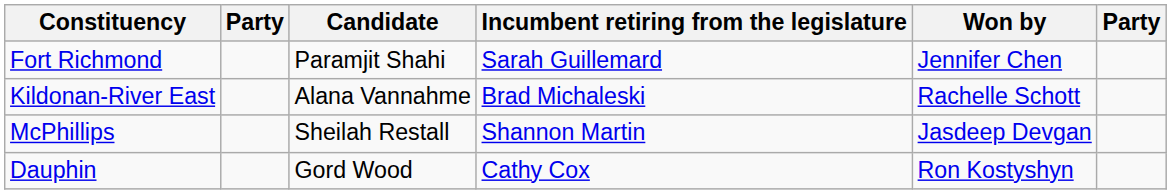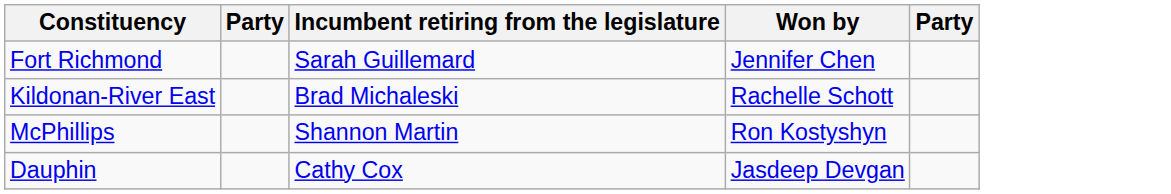- column: (383, 22)
(1005, 133) Jasdeep Devgan -> (809, 133) Ron Kostyshyn
(996, 170) Ron Kostyshyn -> (818, 170) Jasdeep Devgan
